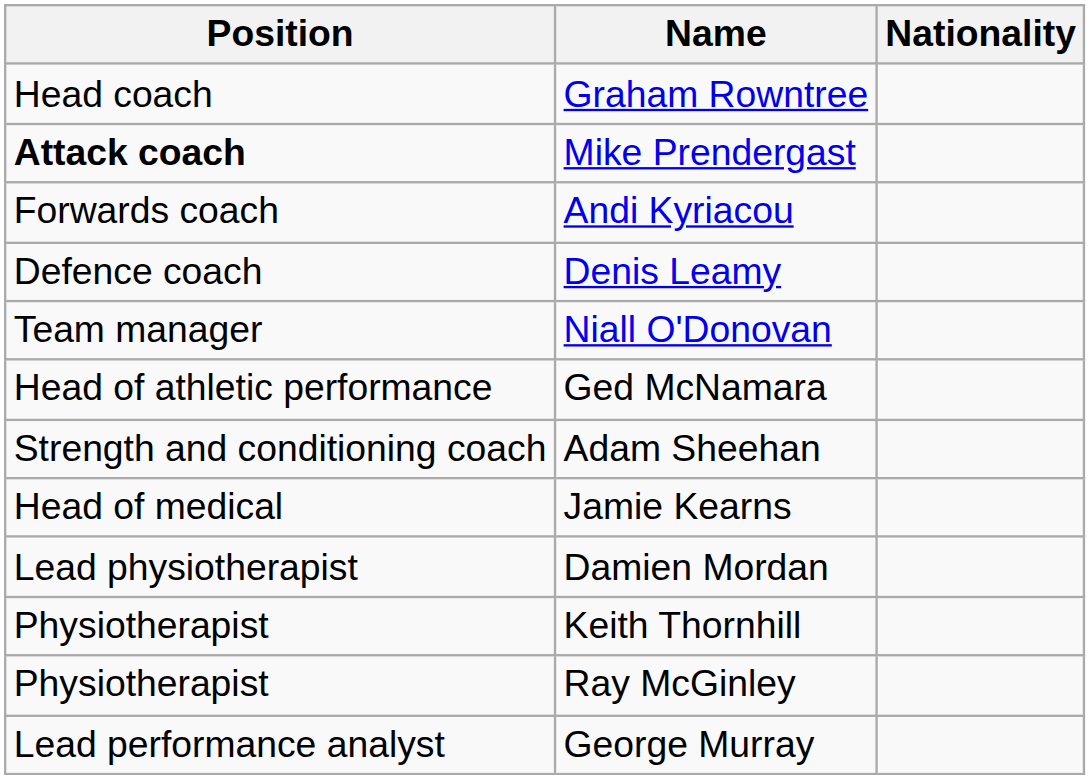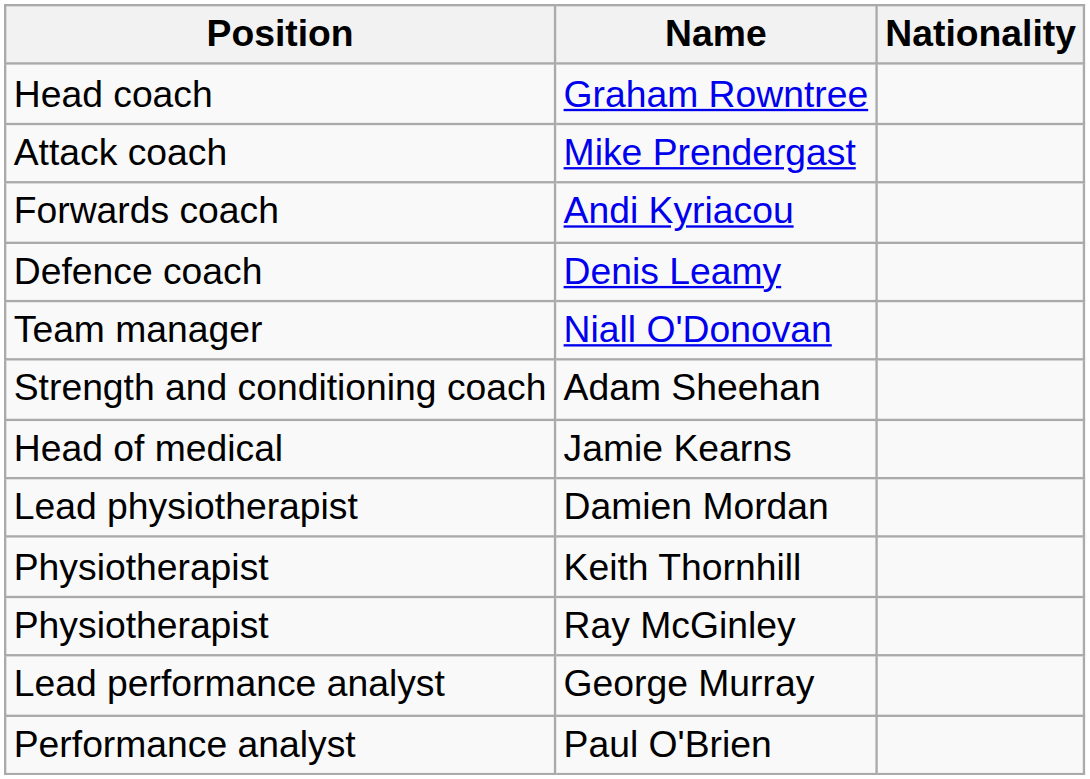(130, 152) bold -> (120, 152) normal
- row: (695, 388)
+ row: (668, 743)
